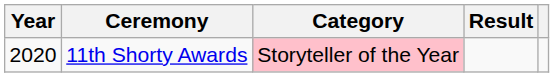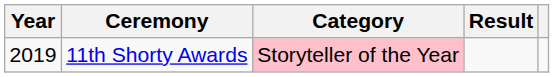(33, 54) 2020 -> (33, 54) 2019
